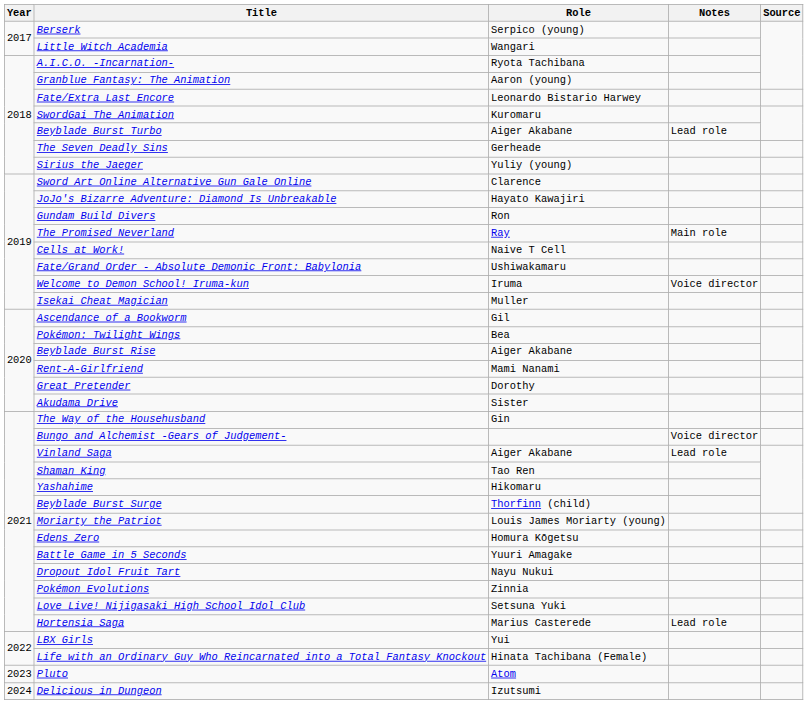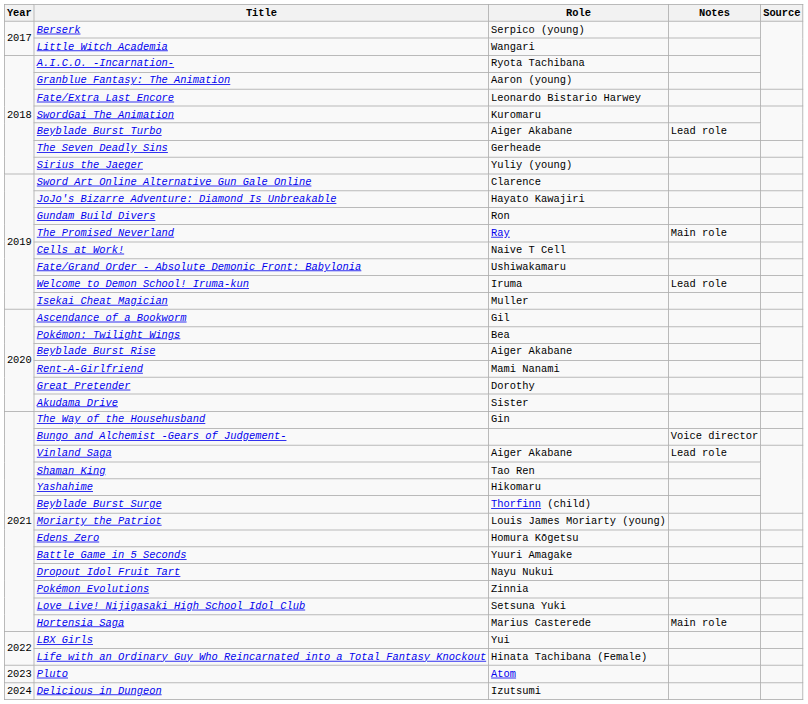(714, 284) Voice director -> (699, 284) Lead role
(699, 623) Lead role -> (699, 623) Main role
